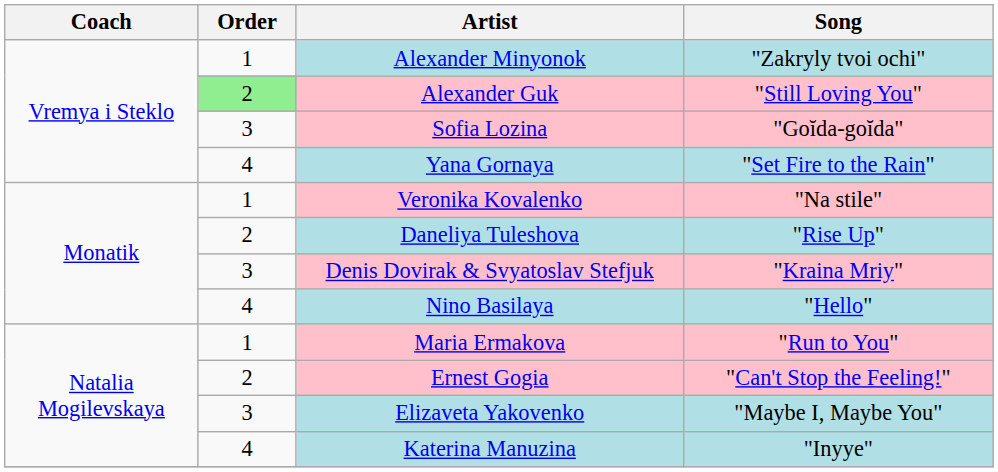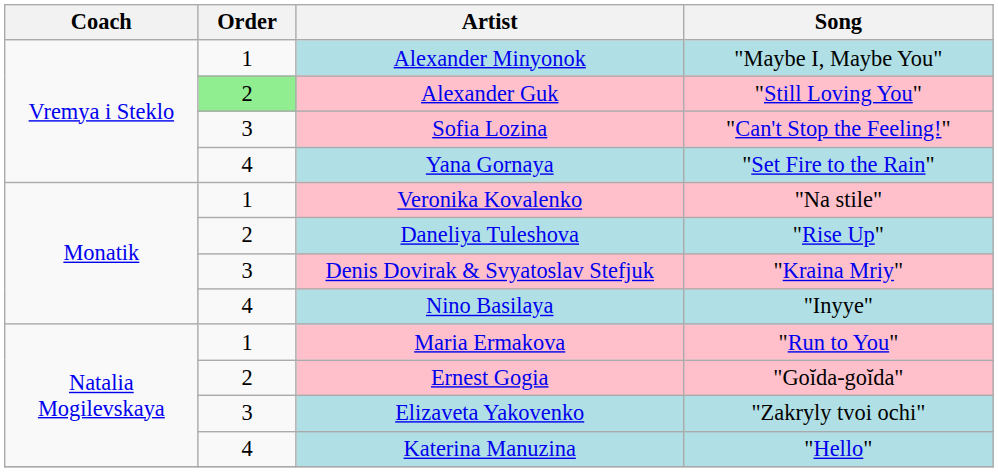(838, 57) "Zakryly tvoi ochi" -> (838, 57) "Maybe I, Maybe You"
(838, 128) "Goĭda-goĭda" -> (838, 128) "Can't Stop the Feeling!"
(838, 306) "Hello" -> (838, 306) "Inyye"
(838, 377) "Can't Stop the Feeling!" -> (838, 377) "Goĭda-goĭda"
(838, 413) "Maybe I, Maybe You" -> (838, 413) "Zakryly tvoi ochi"
(838, 448) "Inyye" -> (838, 448) "Hello"
